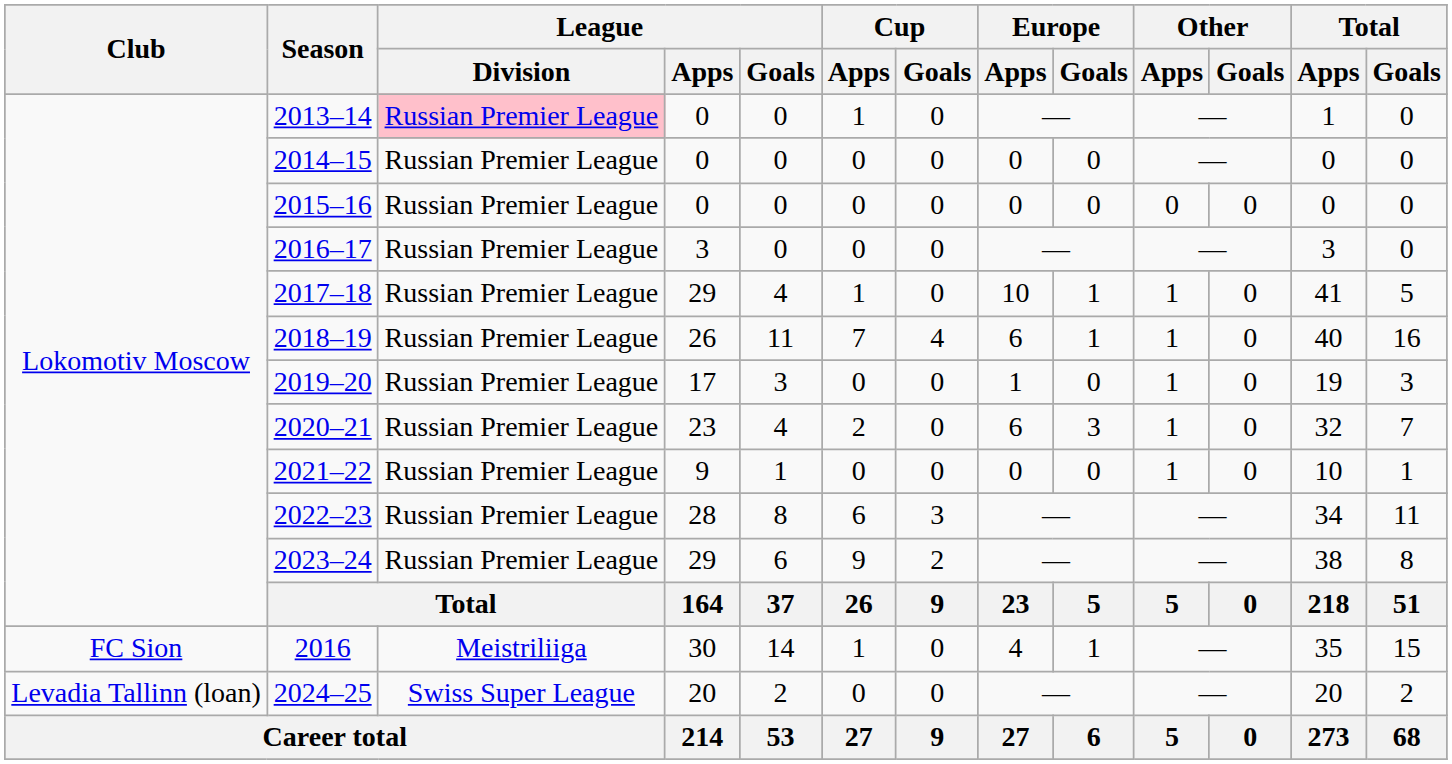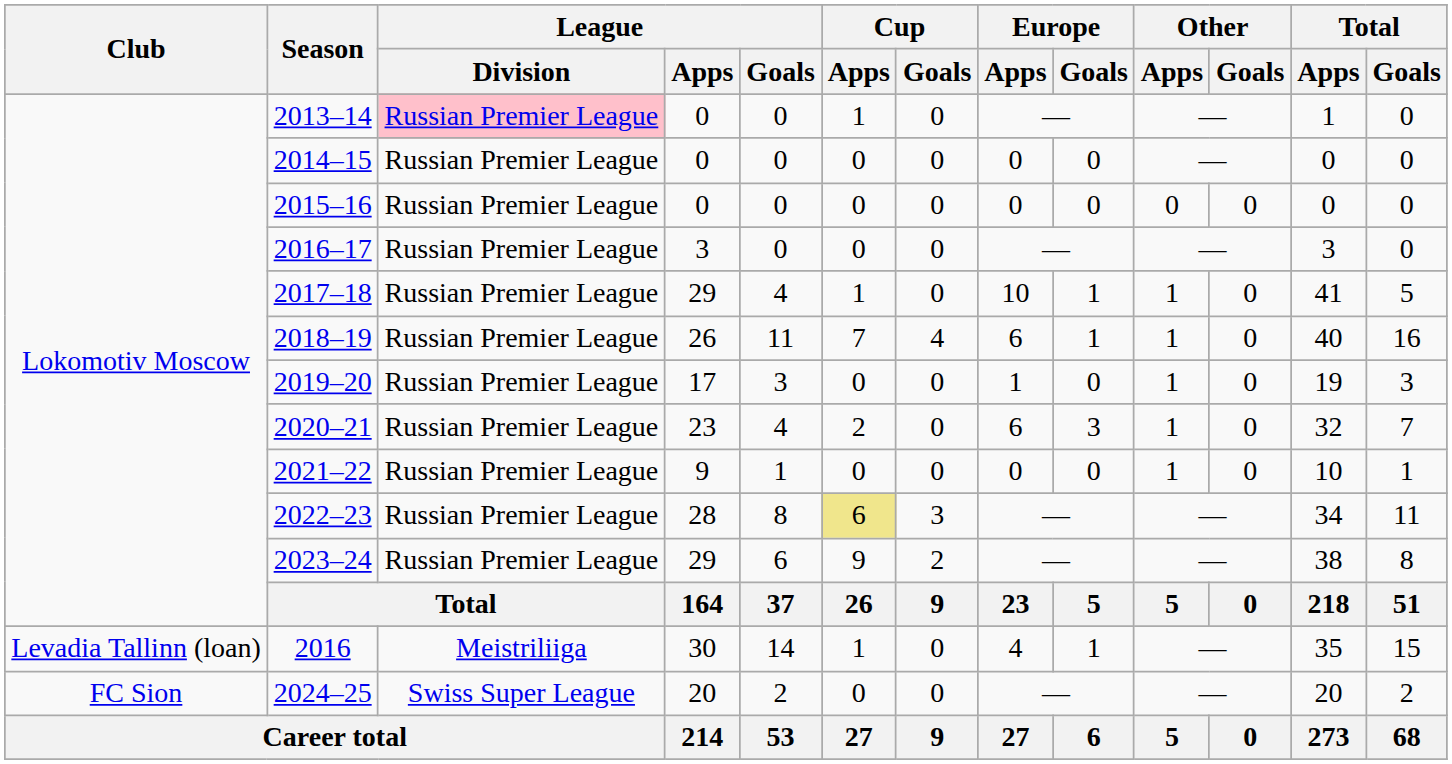(859, 515) no background -> (859, 515) khaki background
(136, 648) FC Sion -> (136, 648) Levadia Tallinn (loan)
(136, 692) Levadia Tallinn (loan) -> (136, 692) FC Sion
